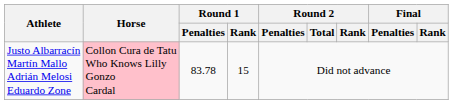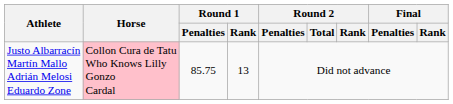(203, 71) 83.78 -> (203, 71) 85.75
(243, 71) 15 -> (243, 71) 13
